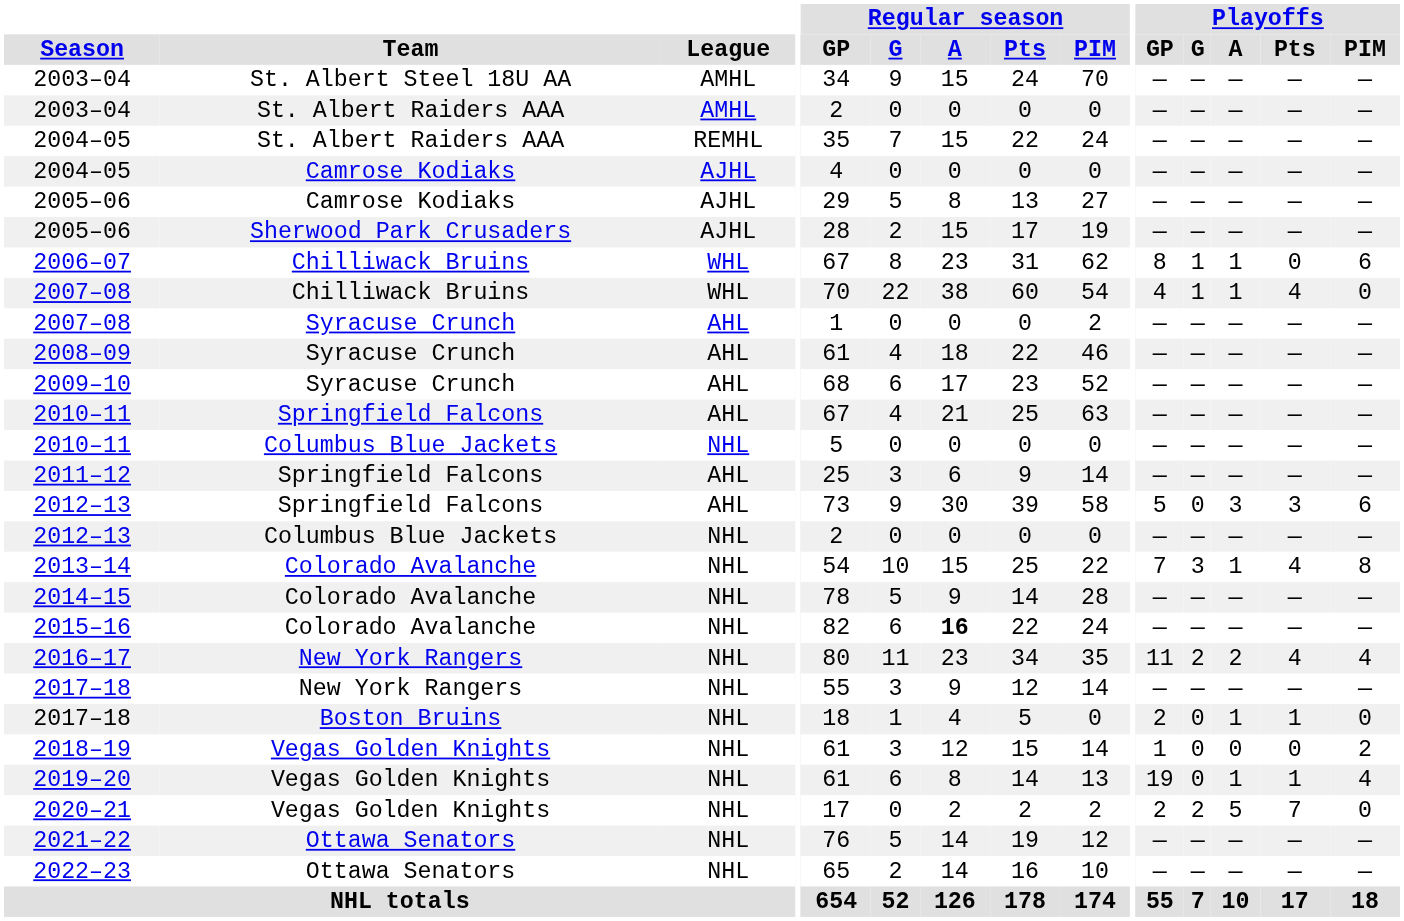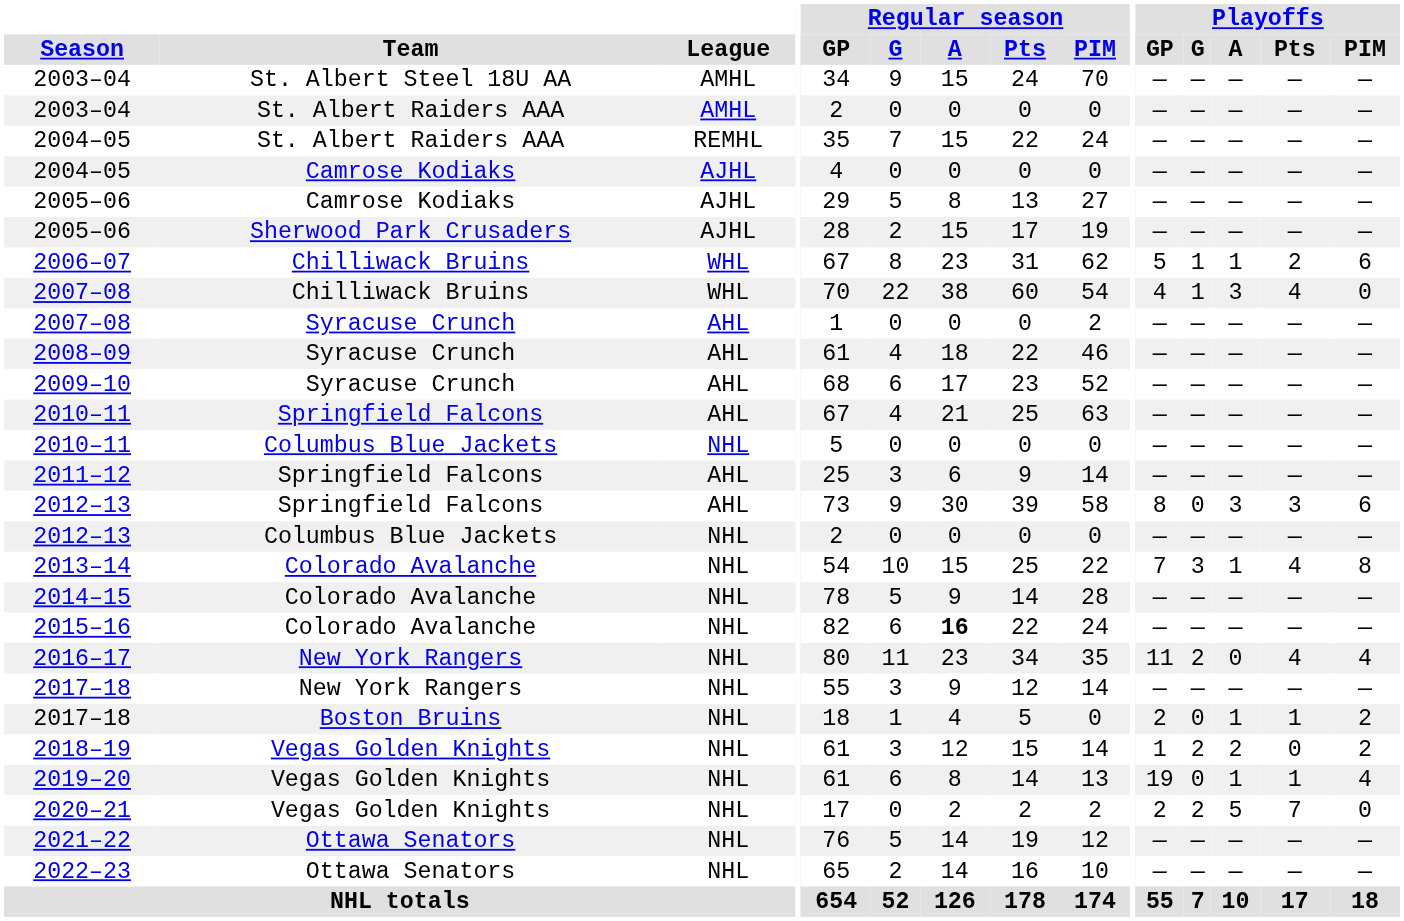(1160, 263) 8 -> (1160, 263) 5
(1295, 263) 0 -> (1295, 263) 2
(1235, 293) 1 -> (1235, 293) 3
(1160, 506) 5 -> (1160, 506) 8
(1235, 658) 2 -> (1235, 658) 0
(1365, 719) 0 -> (1365, 719) 2
(1198, 750) 0 -> (1198, 750) 2
(1235, 750) 0 -> (1235, 750) 2
